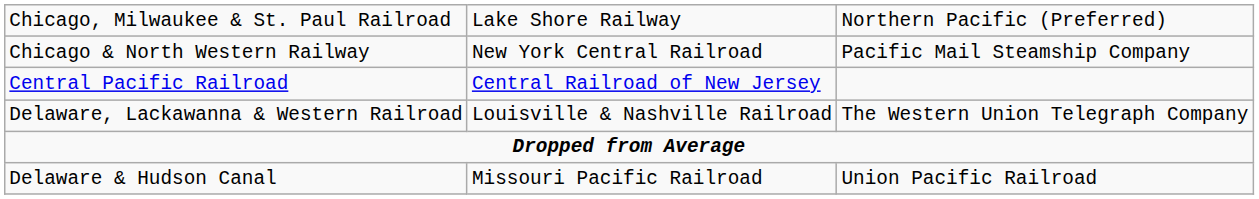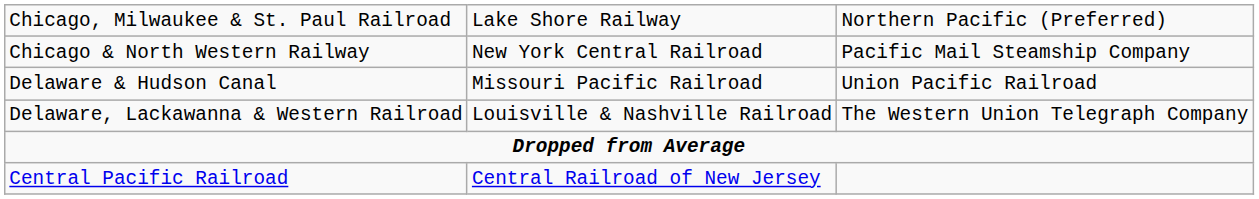rows swapped: (143, 178) <-> (149, 84)
